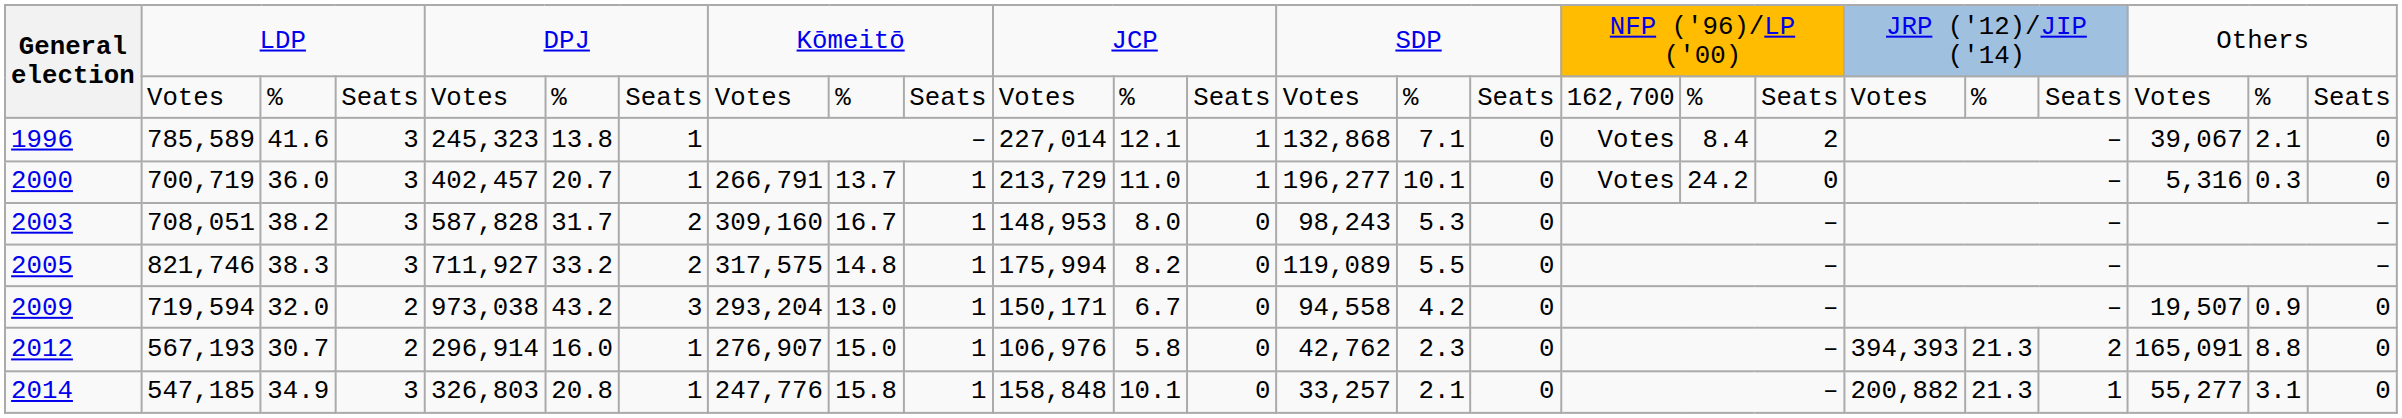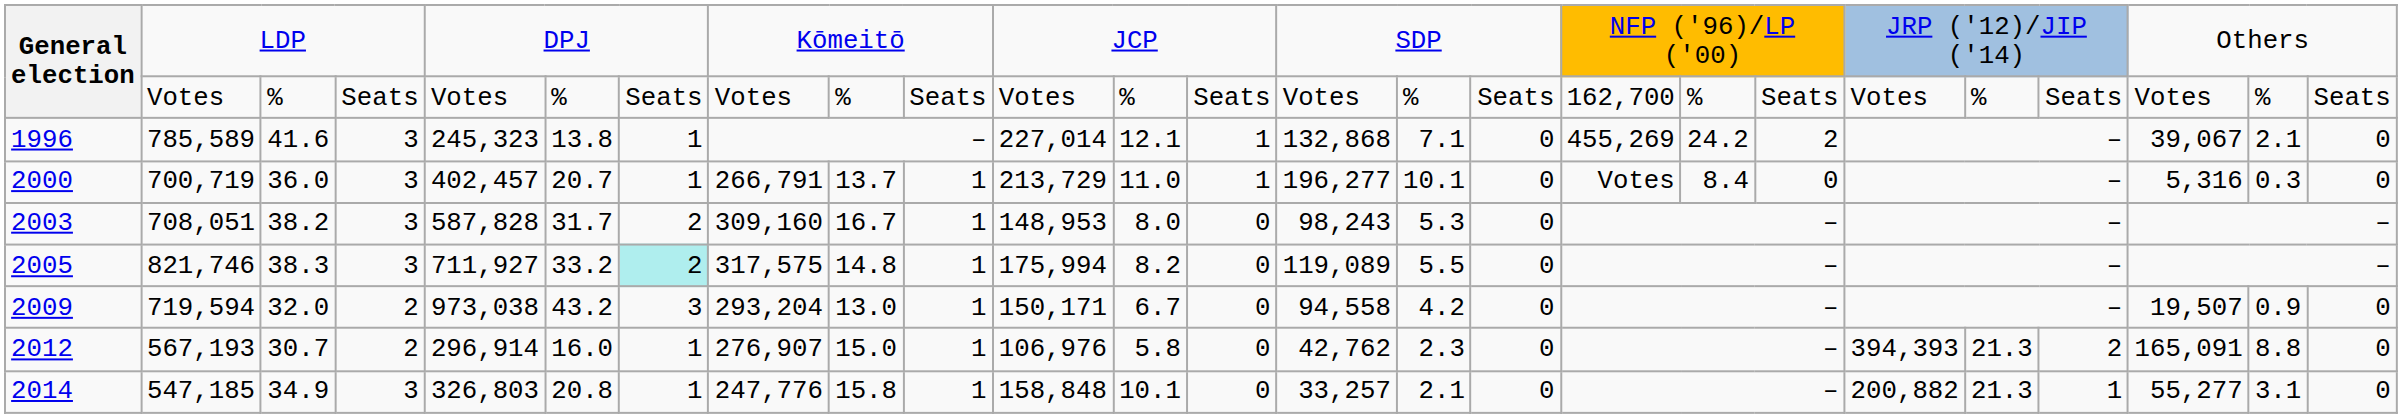(1636, 140) Votes -> (1621, 140) 455,269
(1726, 140) 8.4 -> (1718, 140) 24.2
(1718, 182) 24.2 -> (1726, 182) 8.4
(695, 265) no background -> (695, 265) paleturquoise background
